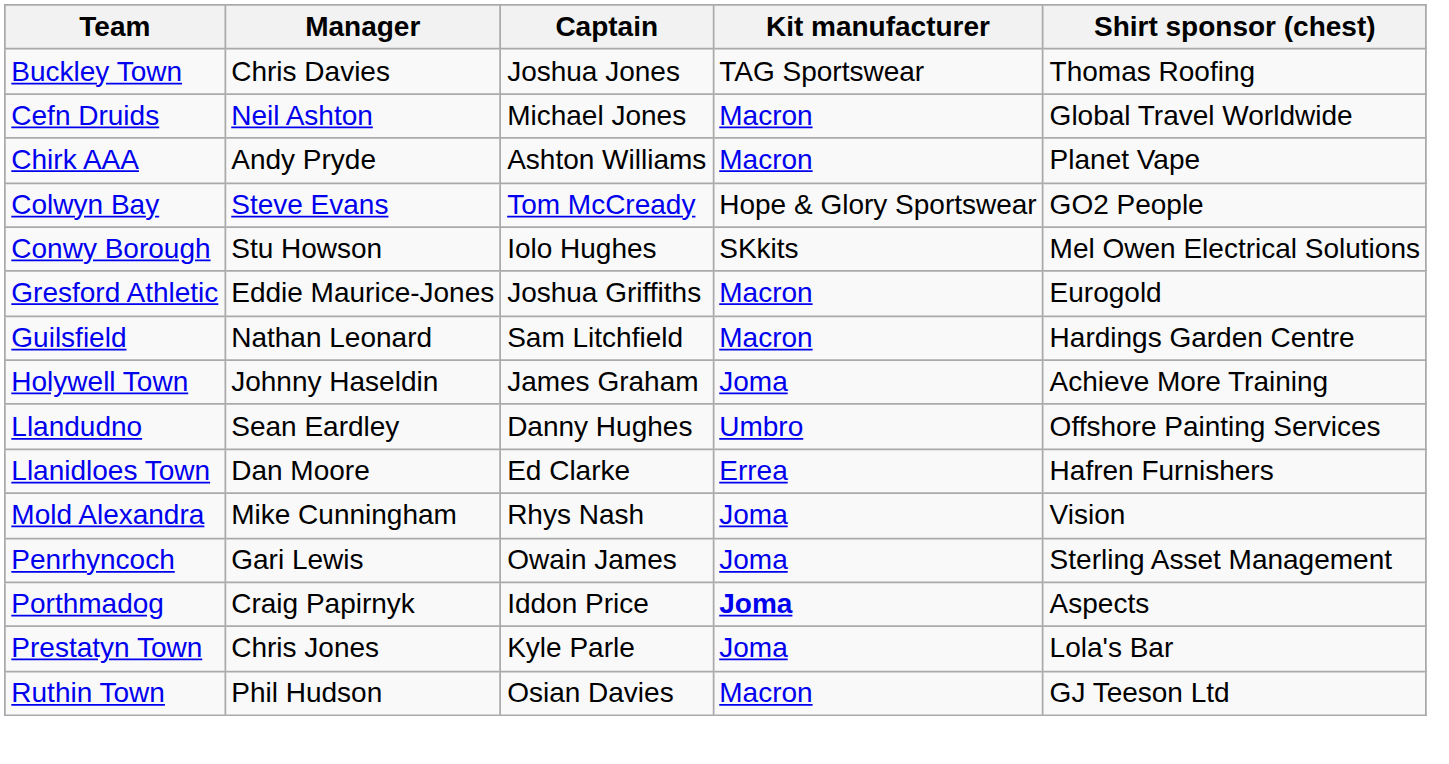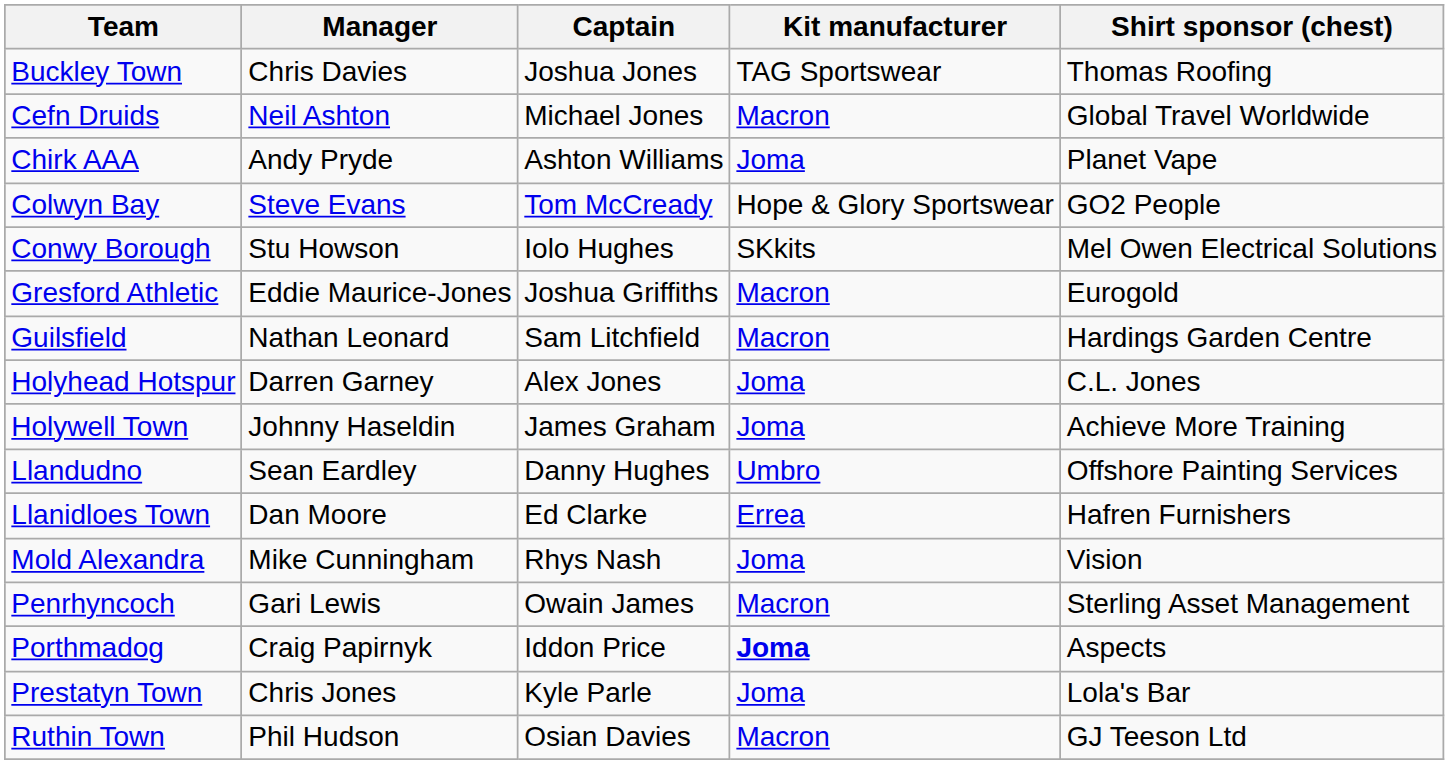(766, 159) Macron -> (771, 159) Joma
+ row: (123, 381)
(753, 559) Joma -> (783, 603) Macron
